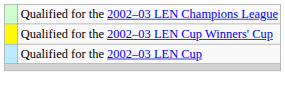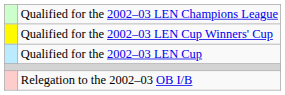+ row: (107, 80)
